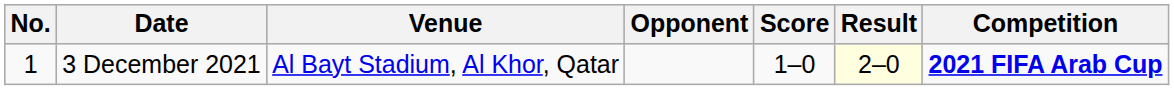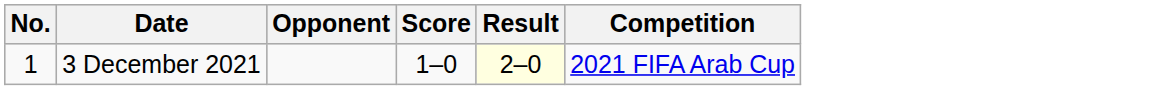- column: (446, 24)
(1046, 63) bold -> (683, 63) normal
